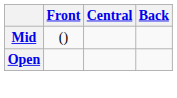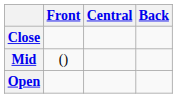+ row: (24, 37)
